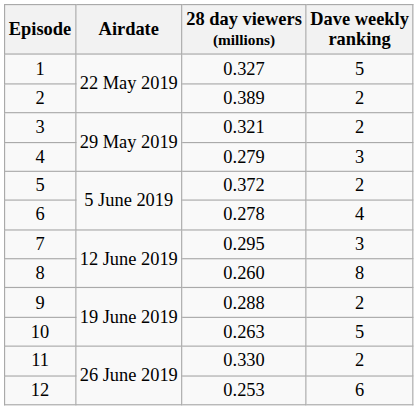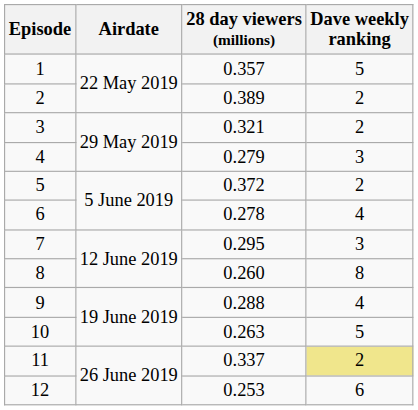(244, 68) 0.327 -> (244, 68) 0.357
(360, 302) 2 -> (360, 302) 4
(244, 360) 0.330 -> (244, 360) 0.337
(360, 360) no background -> (360, 360) khaki background
